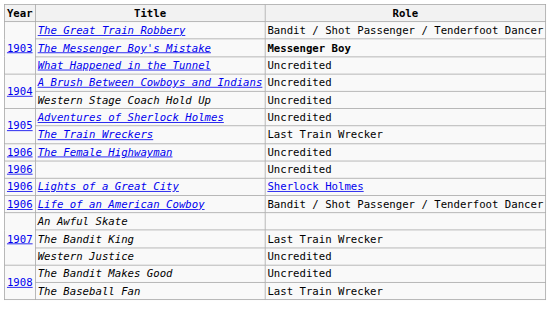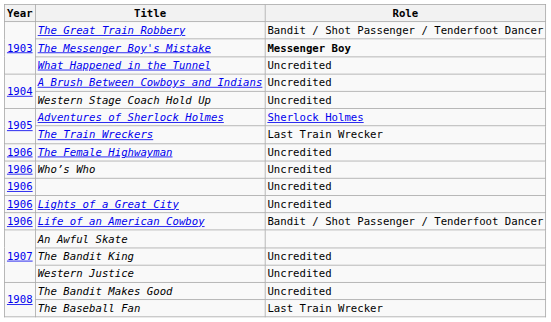(299, 117) Uncredited -> (316, 117) Sherlock Holmes
+ row: (67, 169)
(316, 187) Sherlock Holmes -> (299, 204) Uncredited
(325, 239) Last Train Wrecker -> (299, 256) Uncredited
